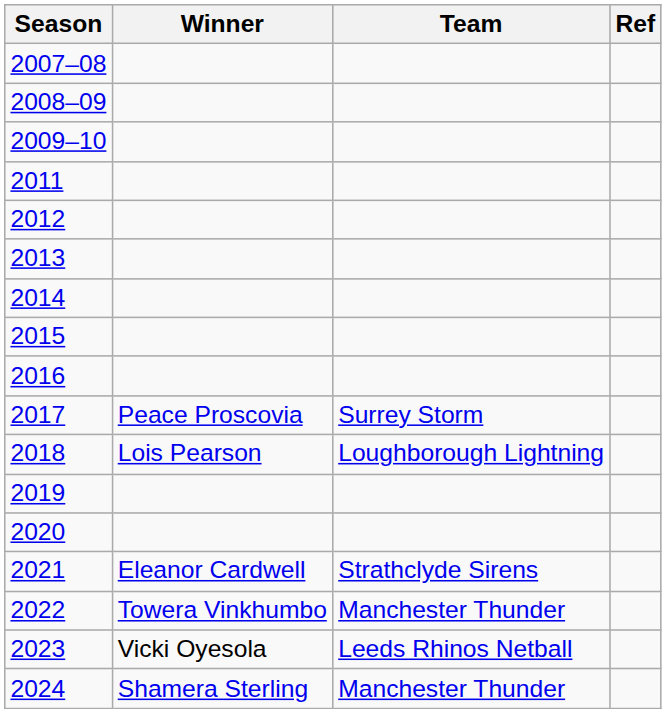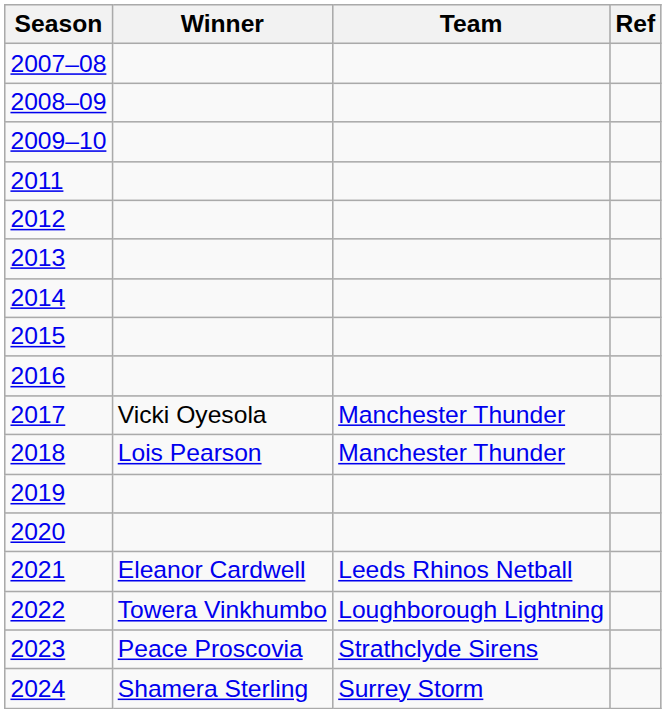(210, 414) Peace Proscovia -> (192, 414) Vicki Oyesola
(411, 414) Surrey Storm -> (452, 414) Manchester Thunder
(471, 453) Loughborough Lightning -> (452, 453) Manchester Thunder
(438, 571) Strathclyde Sirens -> (455, 571) Leeds Rhinos Netball
(452, 610) Manchester Thunder -> (471, 610) Loughborough Lightning
(192, 649) Vicki Oyesola -> (210, 649) Peace Proscovia
(455, 649) Leeds Rhinos Netball -> (438, 649) Strathclyde Sirens
(452, 688) Manchester Thunder -> (411, 688) Surrey Storm
